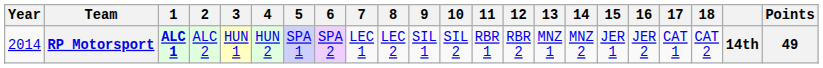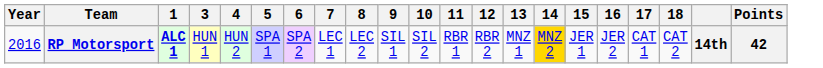- column: (205, 15)
(24, 44) 2014 -> (24, 44) 2016
(581, 44) no background -> (550, 44) gold background
(790, 44) 49 -> (759, 44) 42
